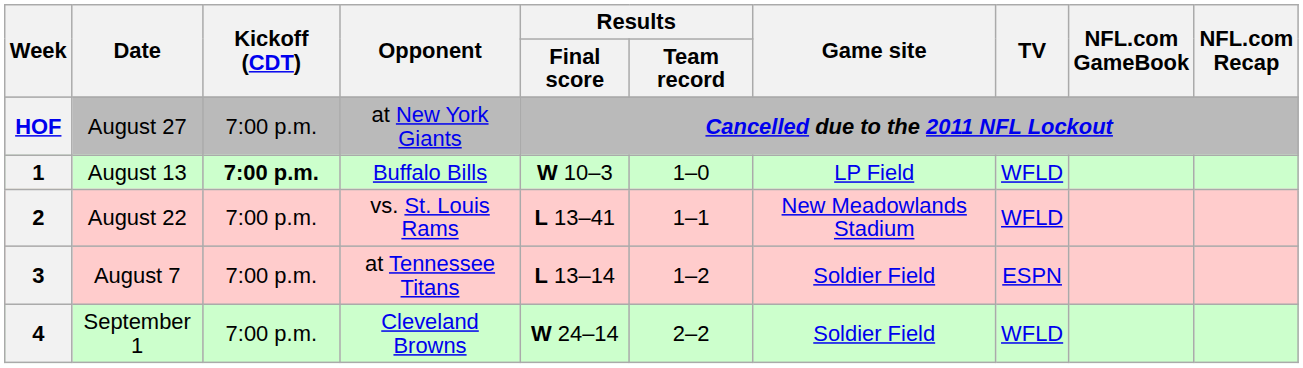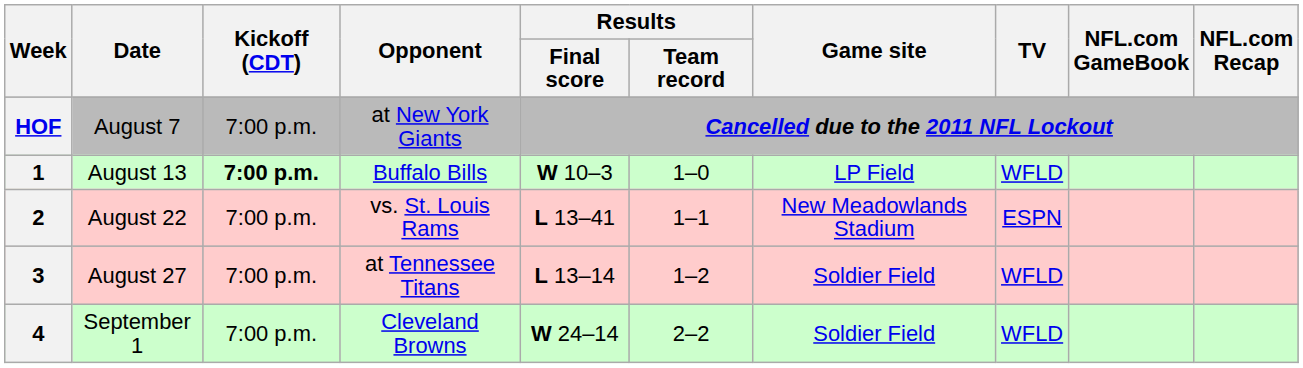(137, 125) August 27 -> (137, 125) August 7
(1032, 217) WFLD -> (1032, 217) ESPN
(137, 275) August 7 -> (137, 275) August 27
(1032, 275) ESPN -> (1032, 275) WFLD
